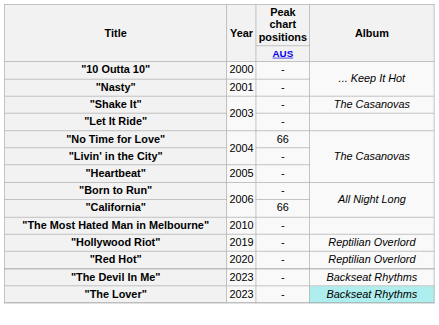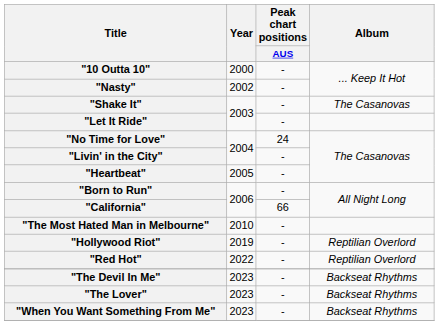(242, 87) 2001 -> (242, 87) 2002
(283, 139) 66 -> (283, 139) 24
(242, 260) 2020 -> (242, 260) 2022
(372, 294) paleturquoise background -> (372, 294) no background
+ row: (116, 311)
